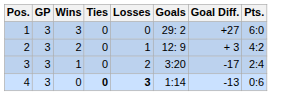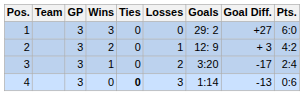+ column: (49, 13)
(148, 82) bold -> (180, 82) normal
